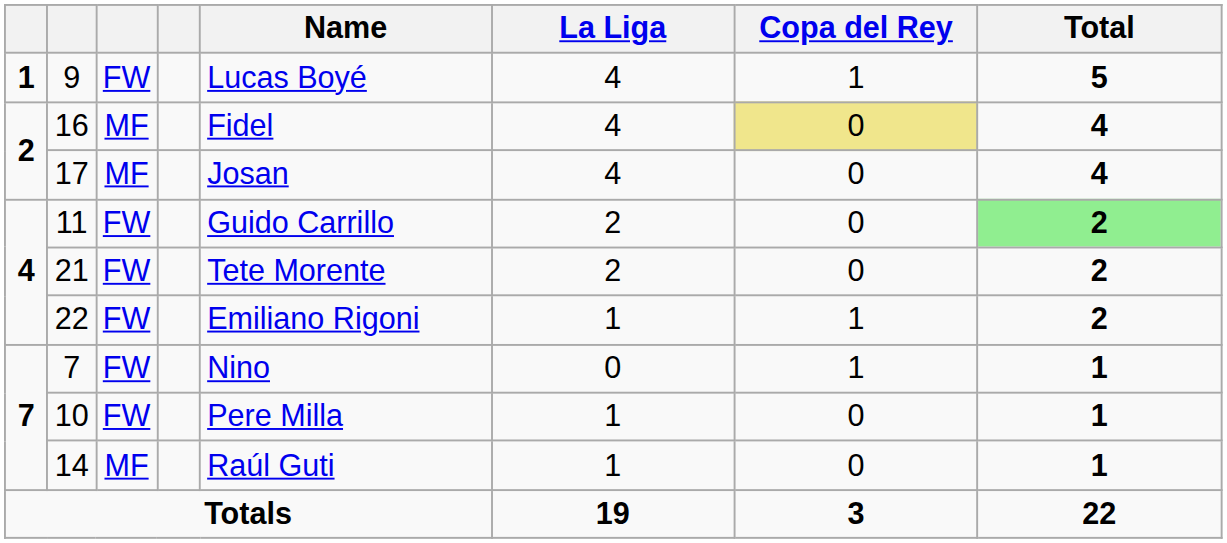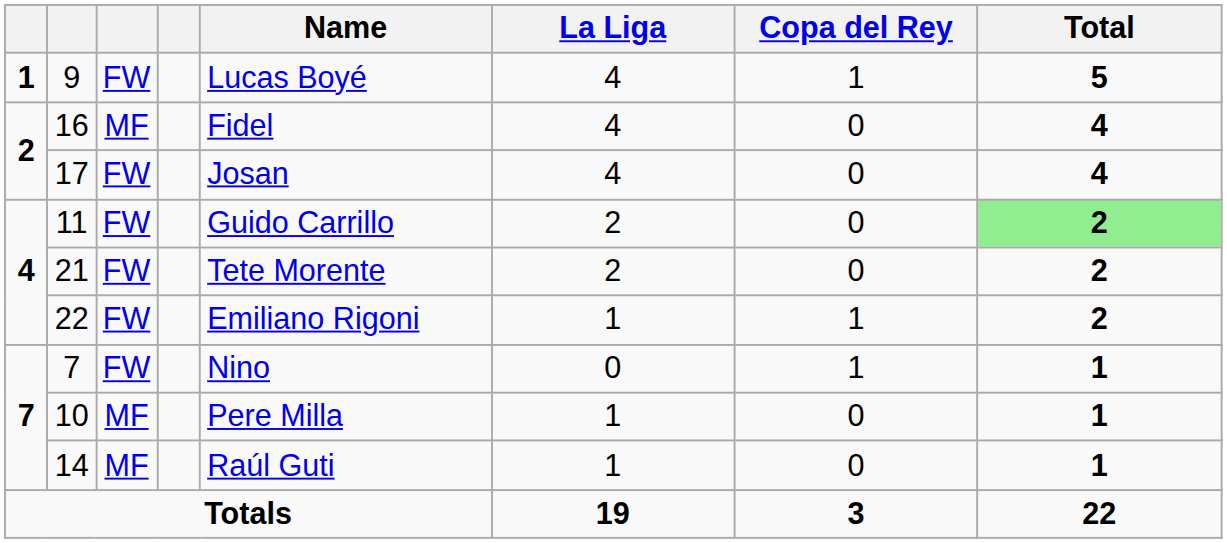(856, 125) khaki background -> (856, 125) no background
(127, 174) MF -> (127, 174) FW
(127, 416) FW -> (127, 416) MF
